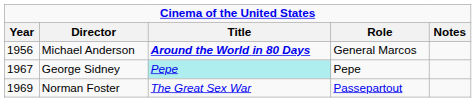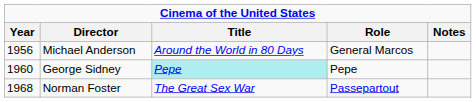(230, 50) bold -> (229, 50) normal
(20, 69) 1967 -> (20, 69) 1960
(20, 87) 1969 -> (20, 87) 1968
